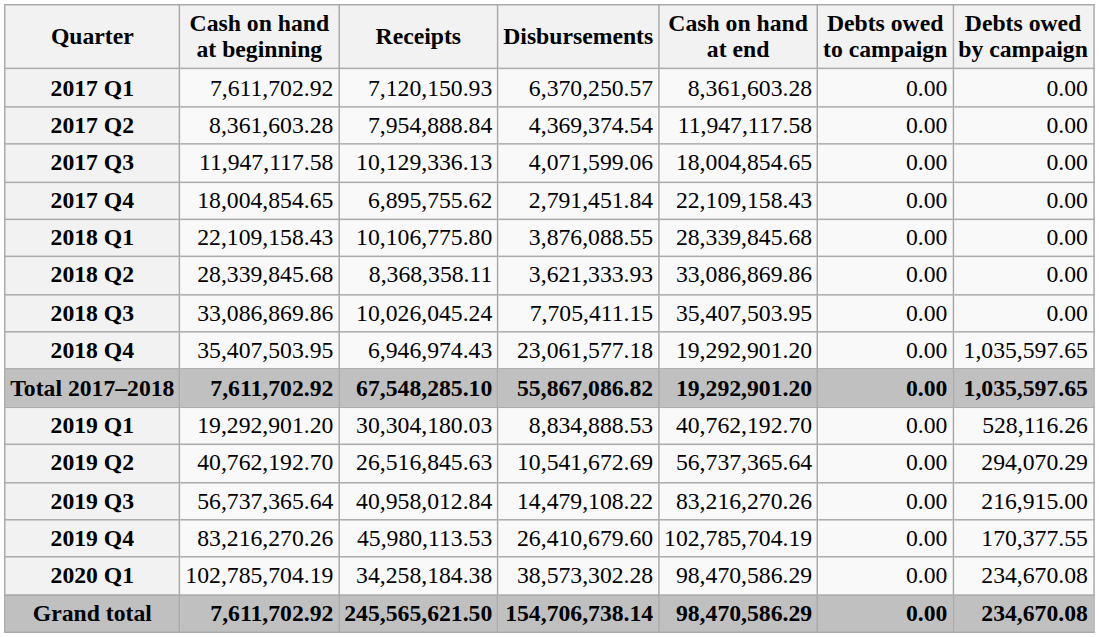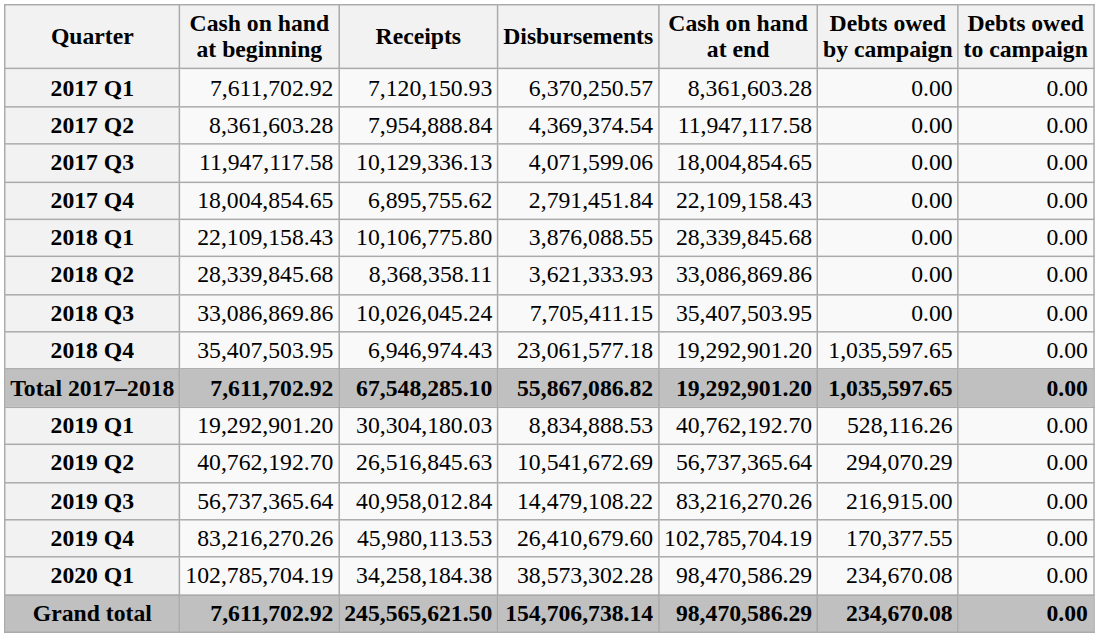columns swapped: (885, 36) <-> (1023, 36)
